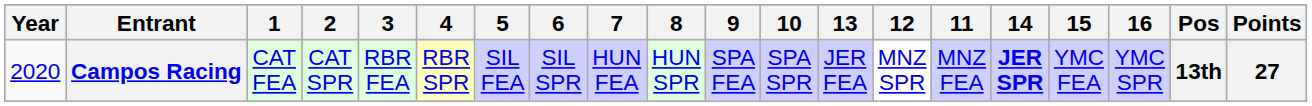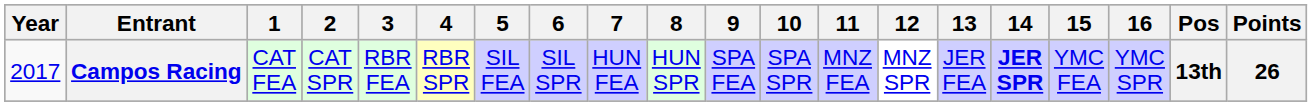columns swapped: (962, 22) <-> (845, 22)
(35, 70) 2020 -> (35, 70) 2017
(1267, 70) 27 -> (1267, 70) 26
